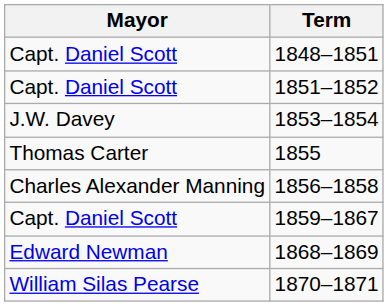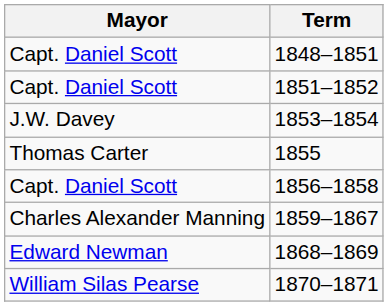(137, 185) Charles Alexander Manning -> (93, 185) Capt. Daniel Scott
(93, 218) Capt. Daniel Scott -> (137, 218) Charles Alexander Manning
